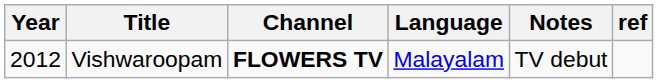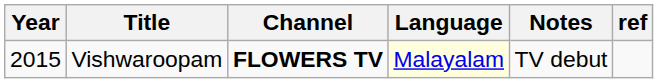(35, 58) 2012 -> (35, 58) 2015
(449, 58) no background -> (449, 58) lightyellow background
